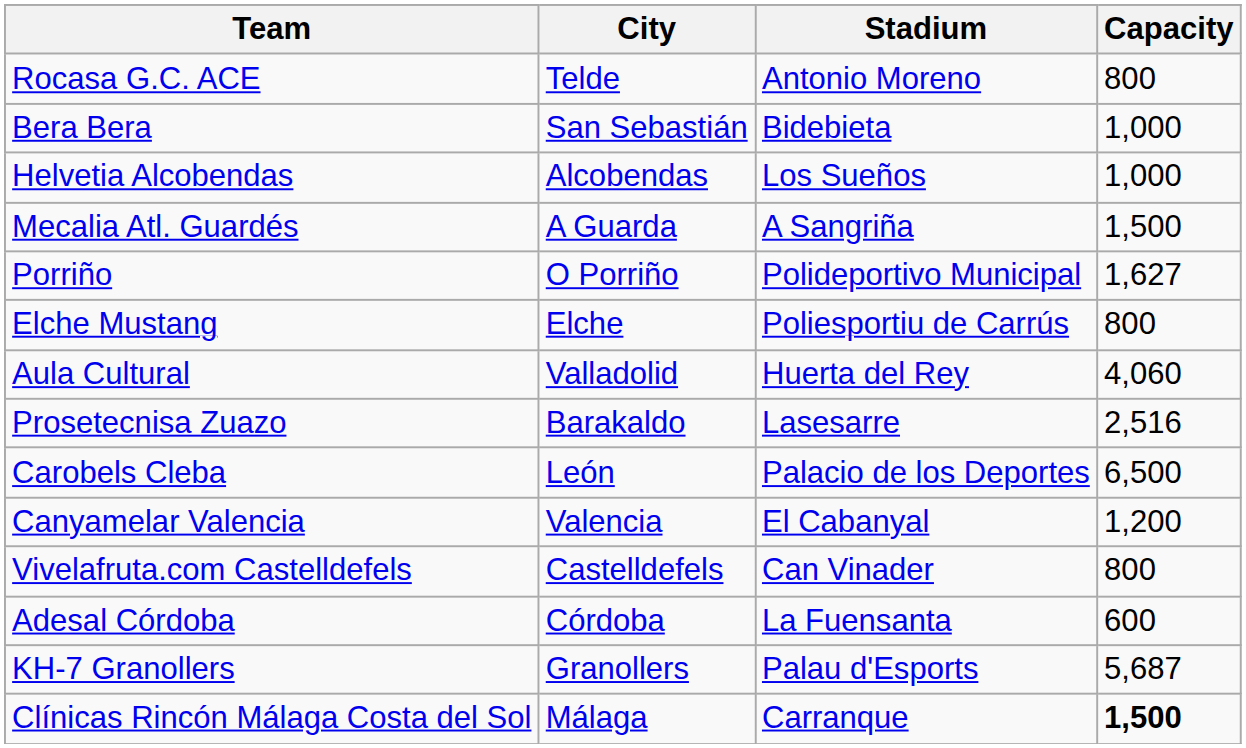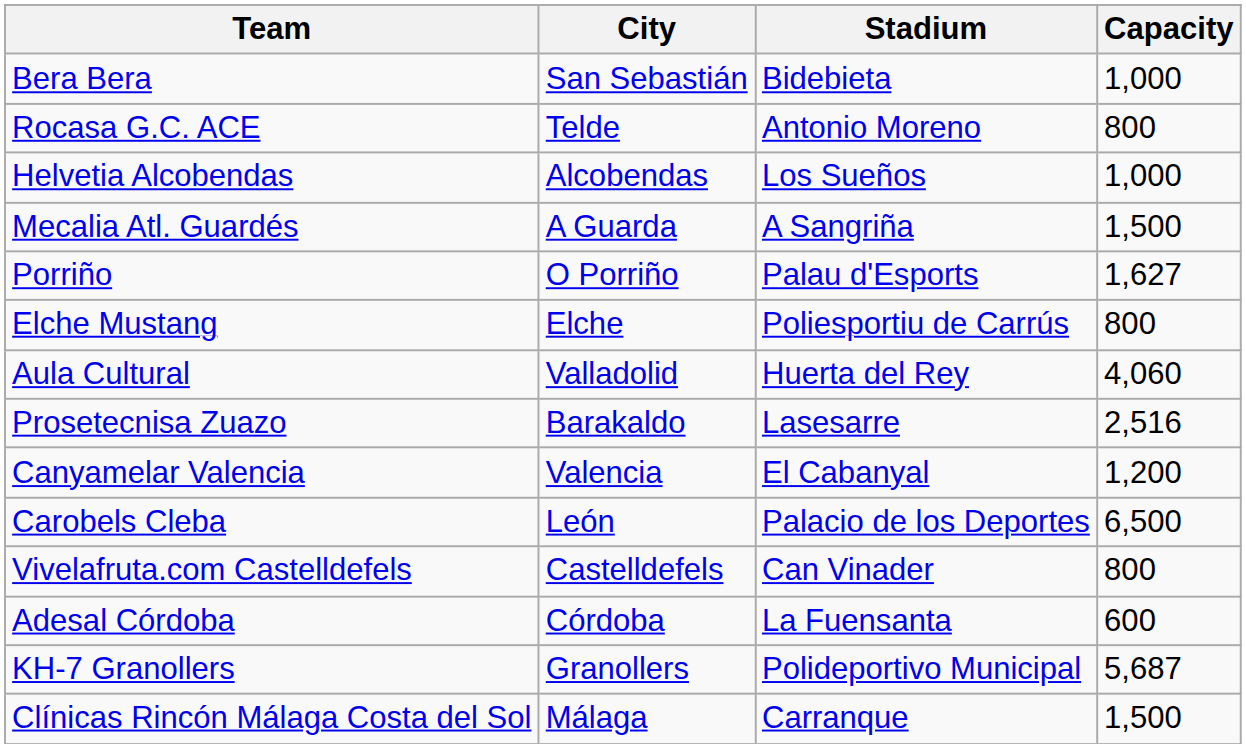rows swapped: (82, 127) <-> (136, 78)
(922, 275) Polideportivo Municipal -> (870, 275) Palau d'Esports
rows swapped: (158, 521) <-> (119, 472)
(870, 669) Palau d'Esports -> (922, 669) Polideportivo Municipal
(1143, 718) bold -> (1143, 718) normal
